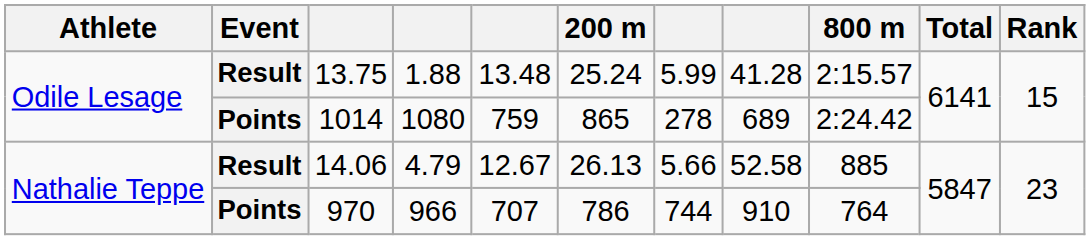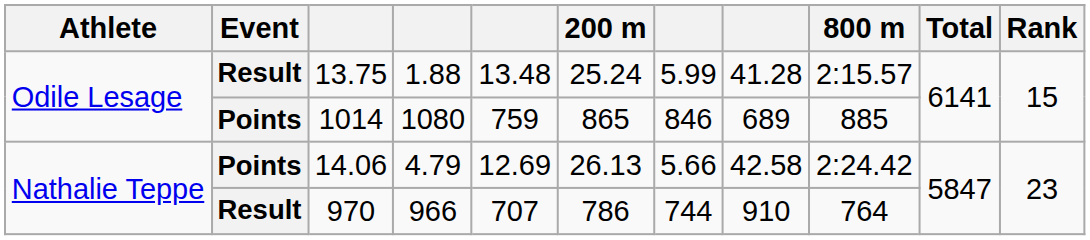(688, 120) 278 -> (688, 120) 846
(864, 120) 2:24.42 -> (864, 120) 885
(259, 165) Result -> (259, 165) Points
(515, 165) 12.67 -> (515, 165) 12.69
(766, 165) 52.58 -> (766, 165) 42.58
(864, 165) 885 -> (864, 165) 2:24.42
(259, 211) Points -> (259, 211) Result
